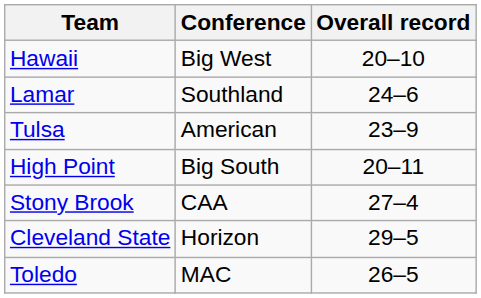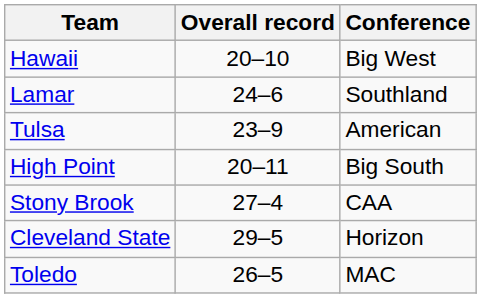columns swapped: (243, 22) <-> (393, 22)
